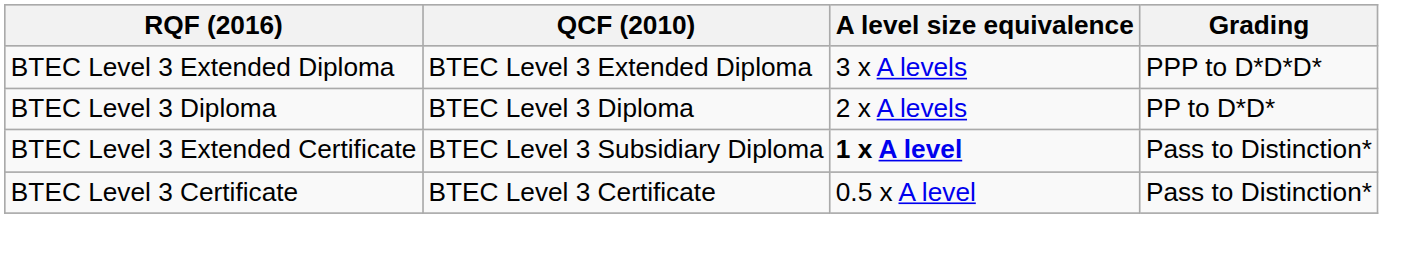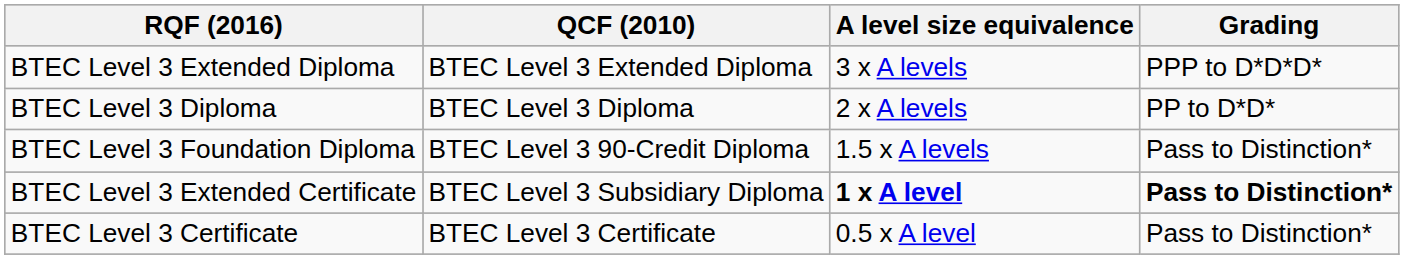+ row: (213, 150)
(1259, 150) normal -> (1269, 191) bold
